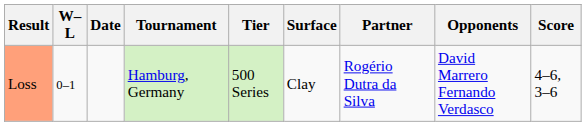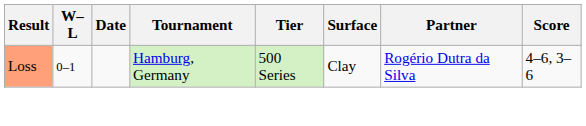- column: (483, 25)
